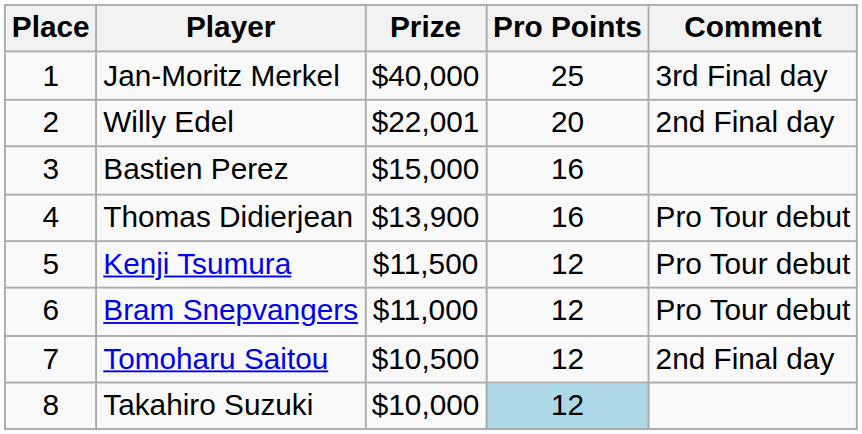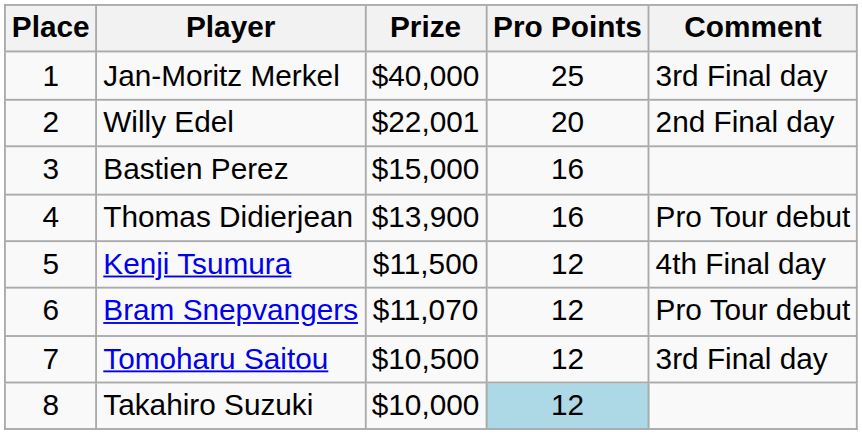(753, 264) Pro Tour debut -> (741, 264) 4th Final day
(426, 311) $11,000 -> (426, 311) $11,070
(745, 358) 2nd Final day -> (742, 358) 3rd Final day
